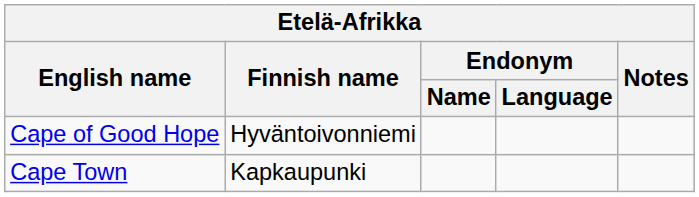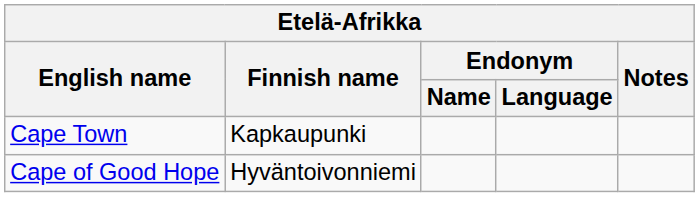rows swapped: (69, 172) <-> (115, 135)
